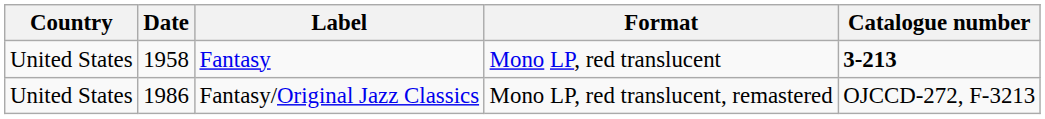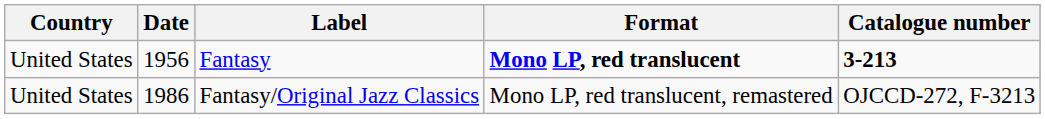(166, 58) 1958 -> (166, 58) 1956
(605, 58) normal -> (615, 58) bold
